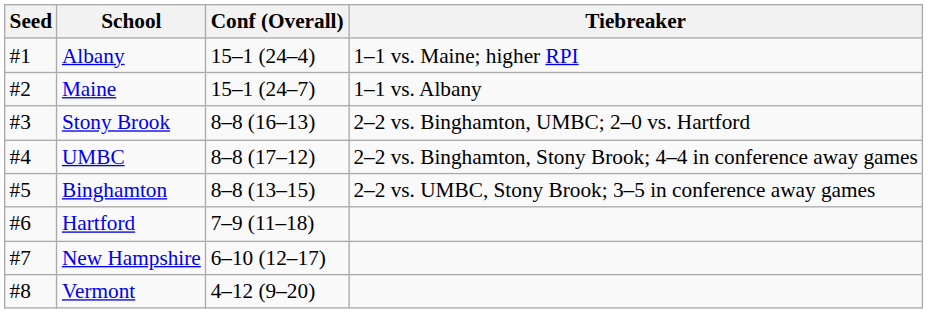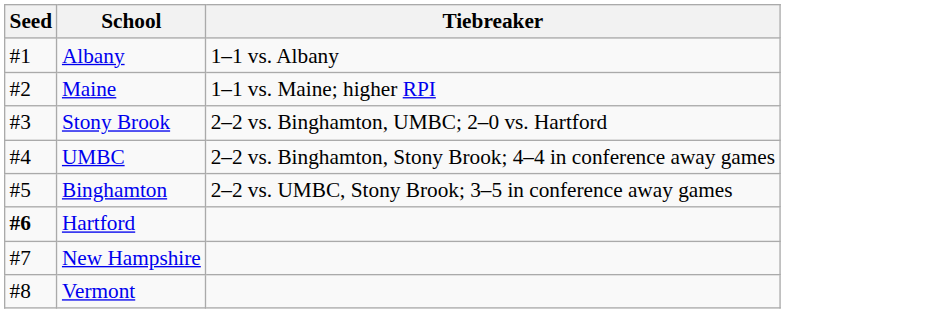- column: (277, 21)
(466, 55) 1–1 vs. Maine; higher RPI -> (275, 55) 1–1 vs. Albany
(418, 88) 1–1 vs. Albany -> (323, 88) 1–1 vs. Maine; higher RPI
(20, 223) normal -> (20, 223) bold
